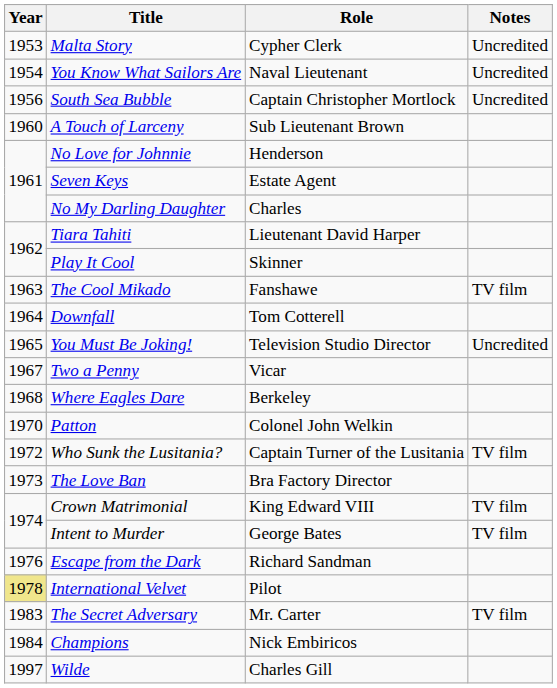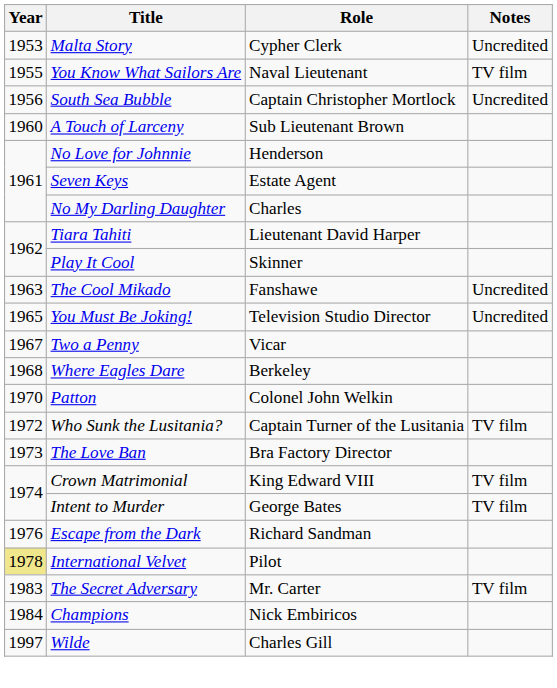(26, 72) 1954 -> (26, 72) 1955
(510, 72) Uncredited -> (500, 72) TV film
(500, 289) TV film -> (510, 289) Uncredited
- row: (82, 316)
